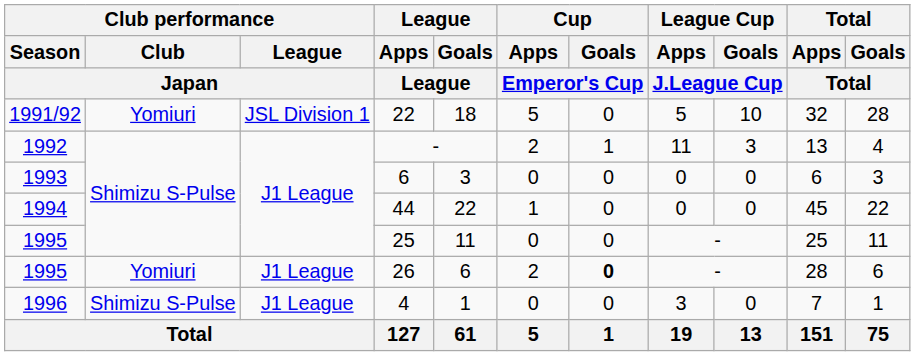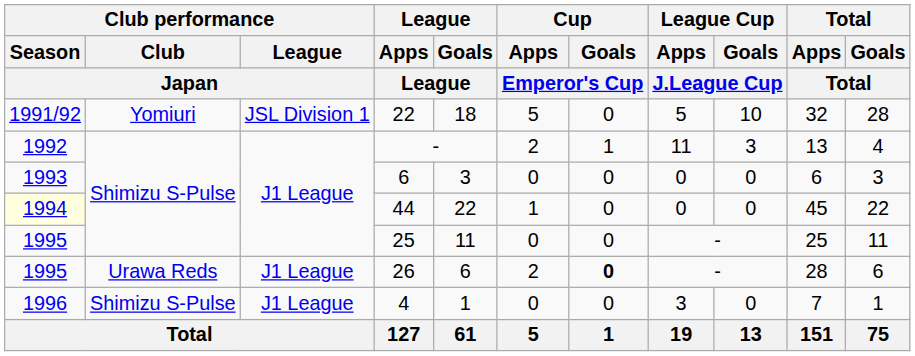(45, 209) no background -> (45, 209) lightyellow background
(163, 271) Yomiuri -> (163, 271) Urawa Reds
